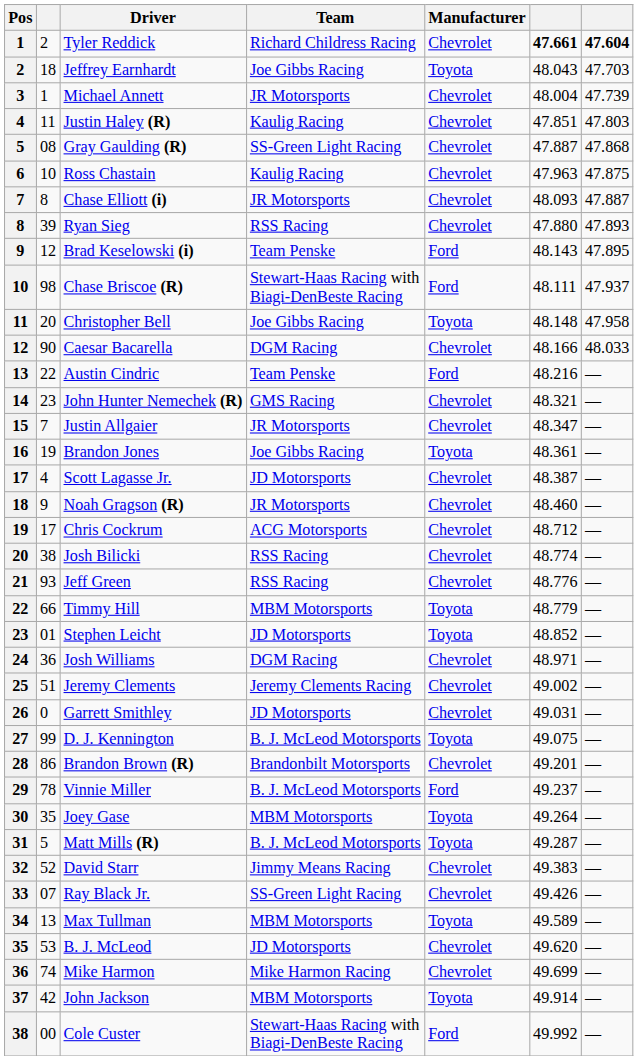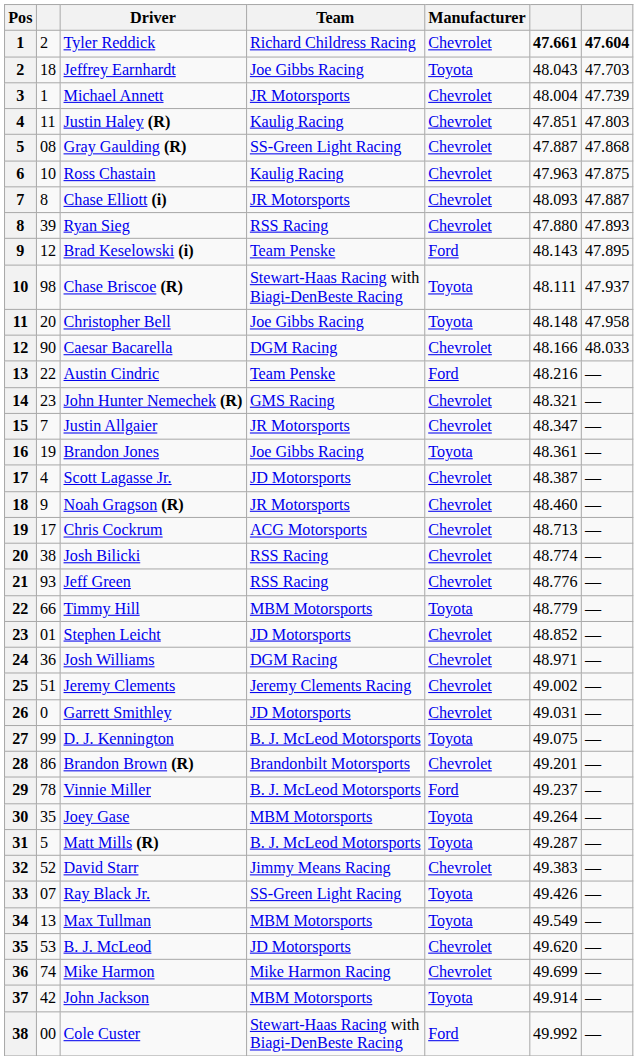(443, 286) Ford -> (450, 286) Toyota
(555, 529) 48.712 -> (555, 529) 48.713
(450, 633) Toyota -> (460, 633) Chevrolet
(460, 893) Chevrolet -> (450, 893) Toyota
(555, 919) 49.589 -> (555, 919) 49.549
